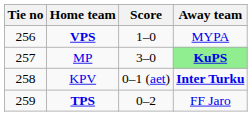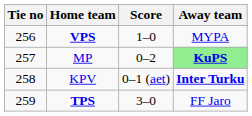(146, 57) 3–0 -> (146, 57) 0–2
(146, 100) 0–2 -> (146, 100) 3–0
